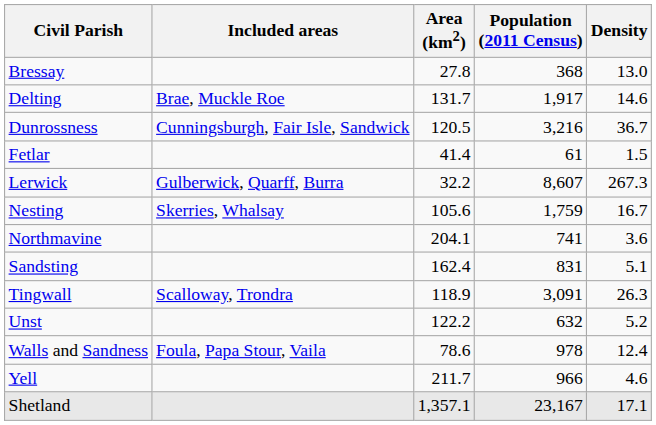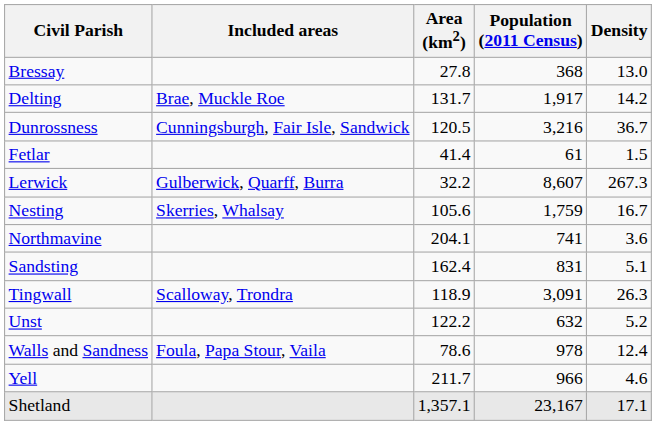(632, 98) 14.6 -> (632, 98) 14.2
